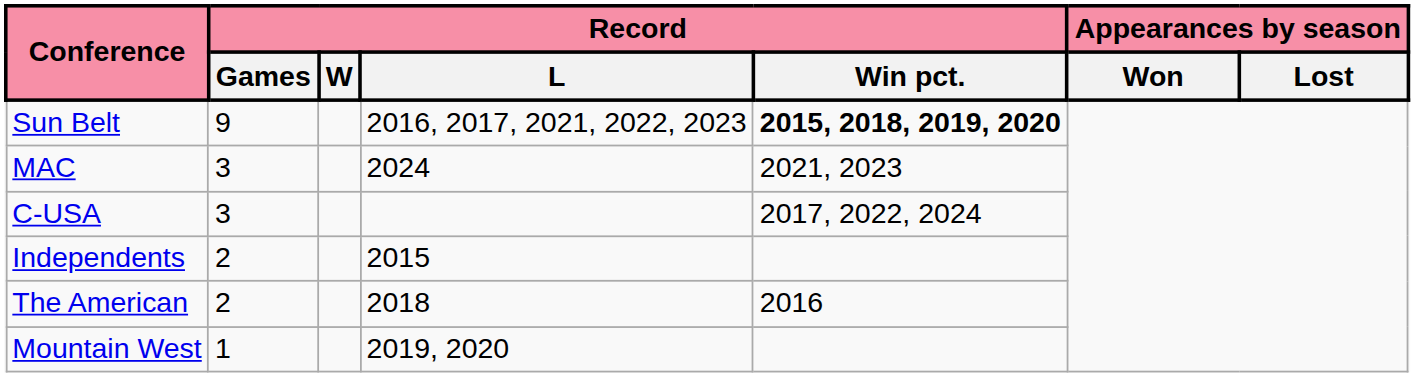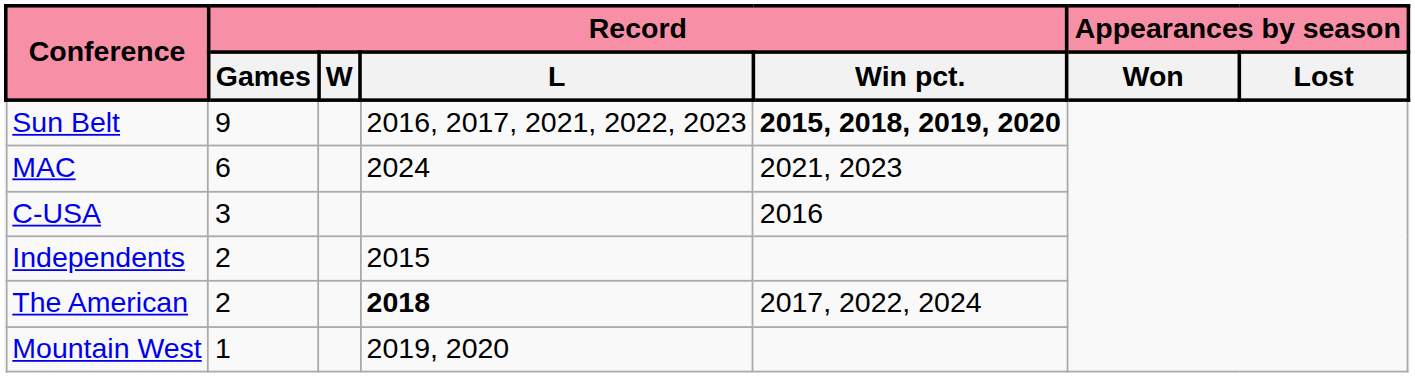(223, 167) 3 -> (223, 167) 6
(871, 213) 2017, 2022, 2024 -> (792, 213) 2016
(398, 303) normal -> (398, 303) bold
(792, 303) 2016 -> (871, 303) 2017, 2022, 2024
